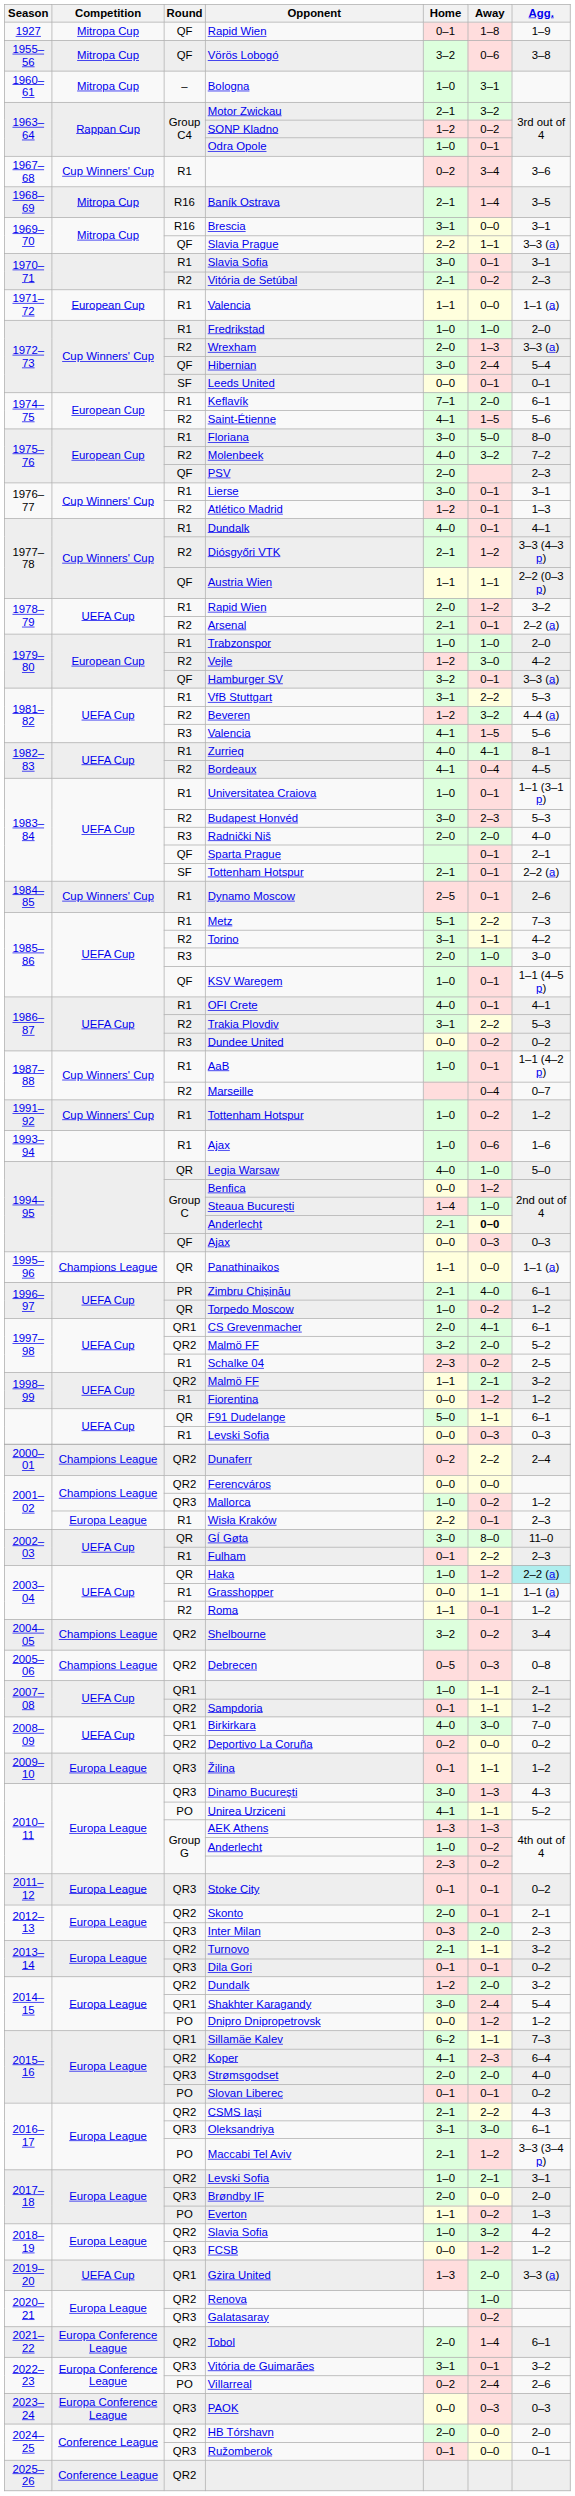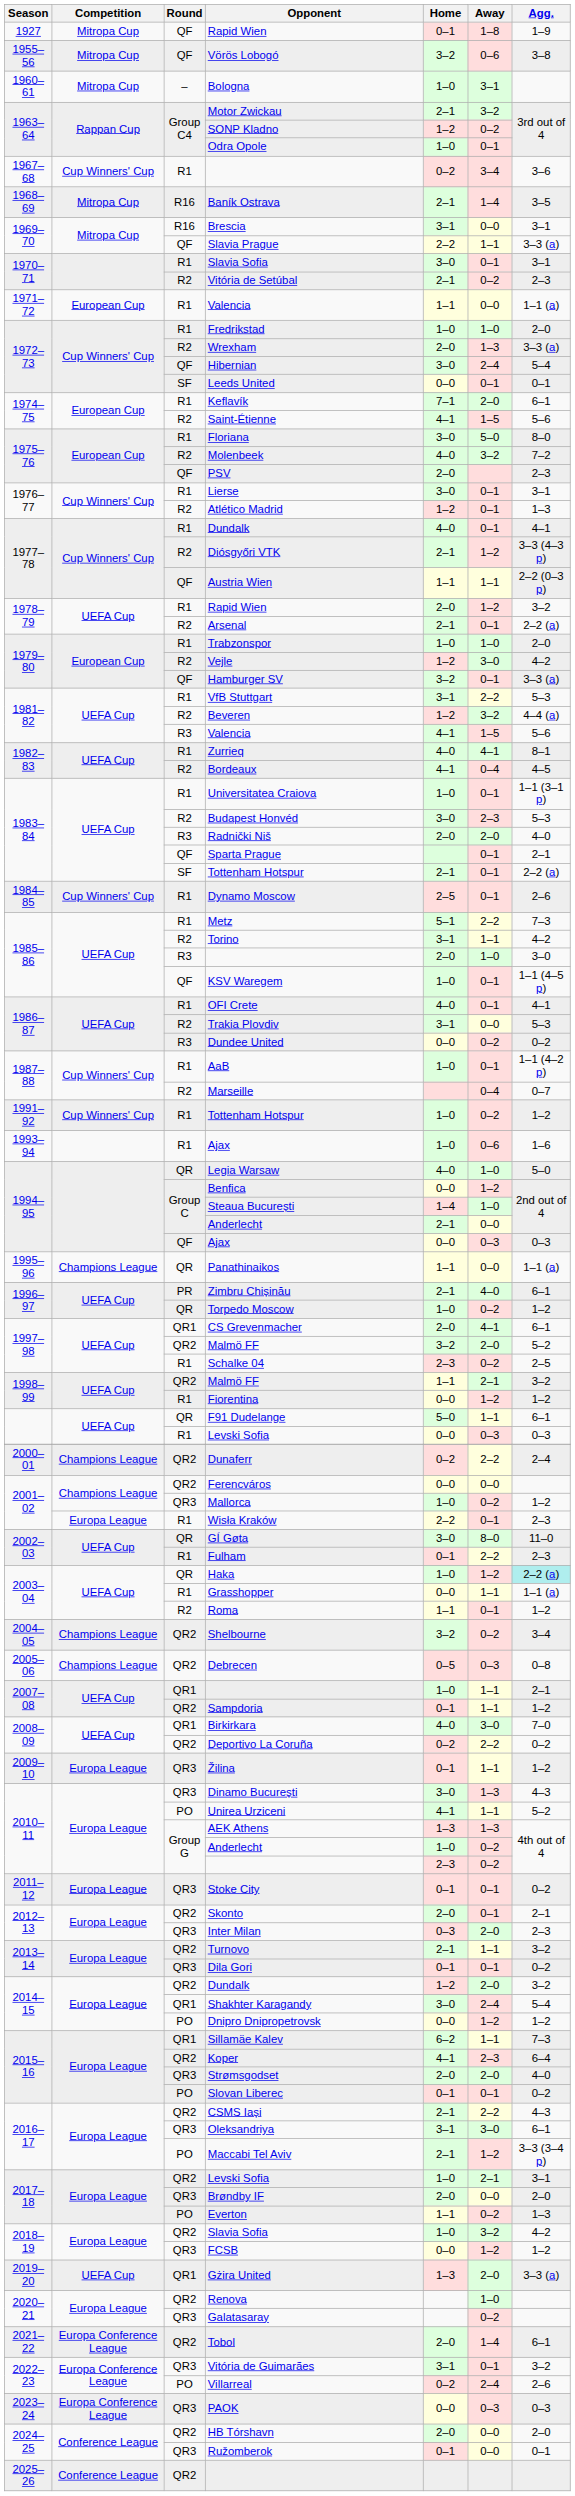(490, 1024) 2–2 -> (490, 1024) 0–0
(490, 1224) bold -> (490, 1224) normal
(490, 1744) 0–0 -> (490, 1744) 2–2
